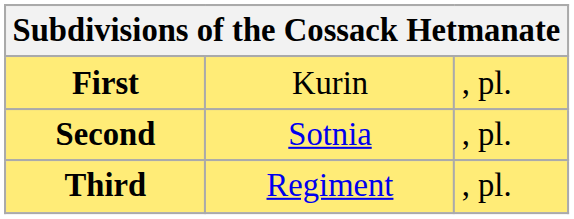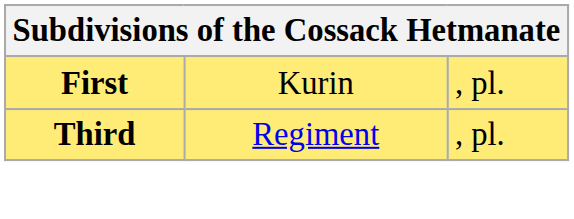- row: (105, 133)
